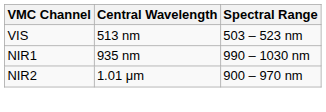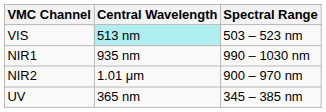(119, 35) no background -> (119, 35) paleturquoise background
+ row: (16, 96)
